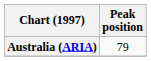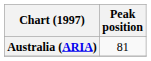(123, 46) 79 -> (123, 46) 81
